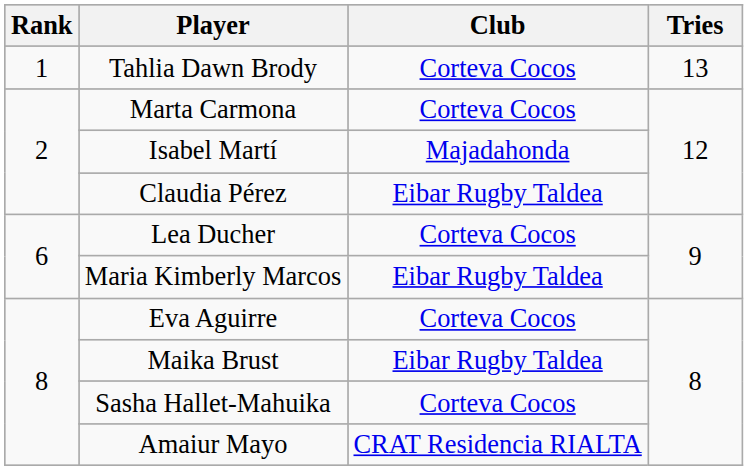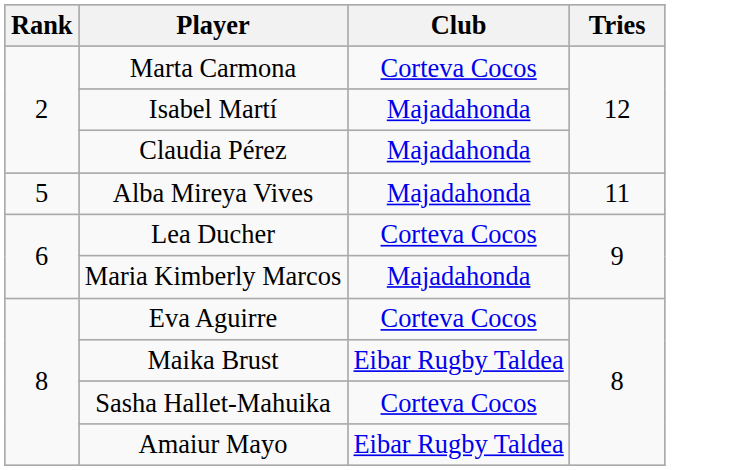- row: (213, 67)
(498, 192) Eibar Rugby Taldea -> (459, 151) Majadahonda
+ row: (213, 192)
(498, 276) Eibar Rugby Taldea -> (459, 276) Majadahonda
(498, 444) CRAT Residencia RIALTA -> (459, 444) Eibar Rugby Taldea
